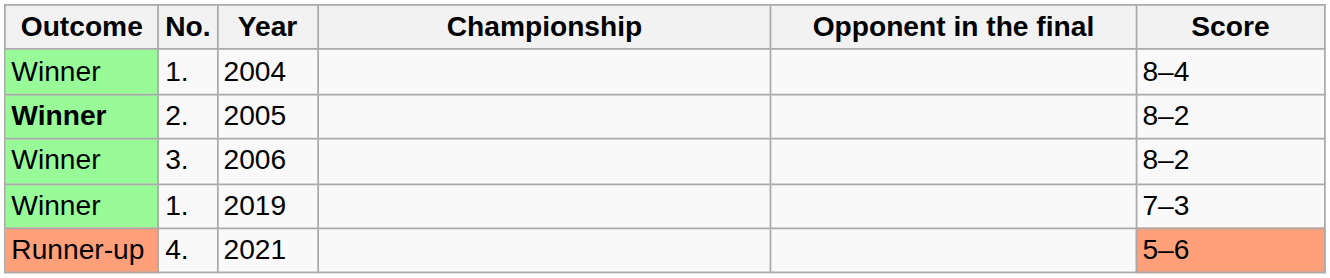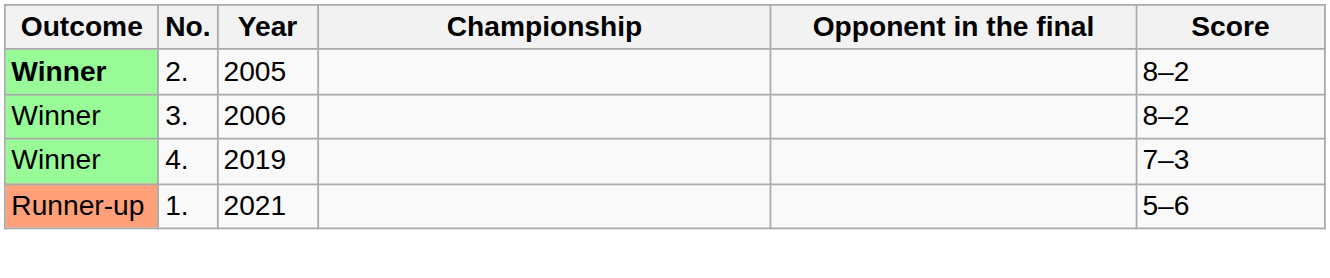- row: (255, 71)
(177, 205) 1. -> (177, 160) 4.
(177, 250) 4. -> (177, 205) 1.
(1166, 250) lightsalmon background -> (1166, 205) no background
